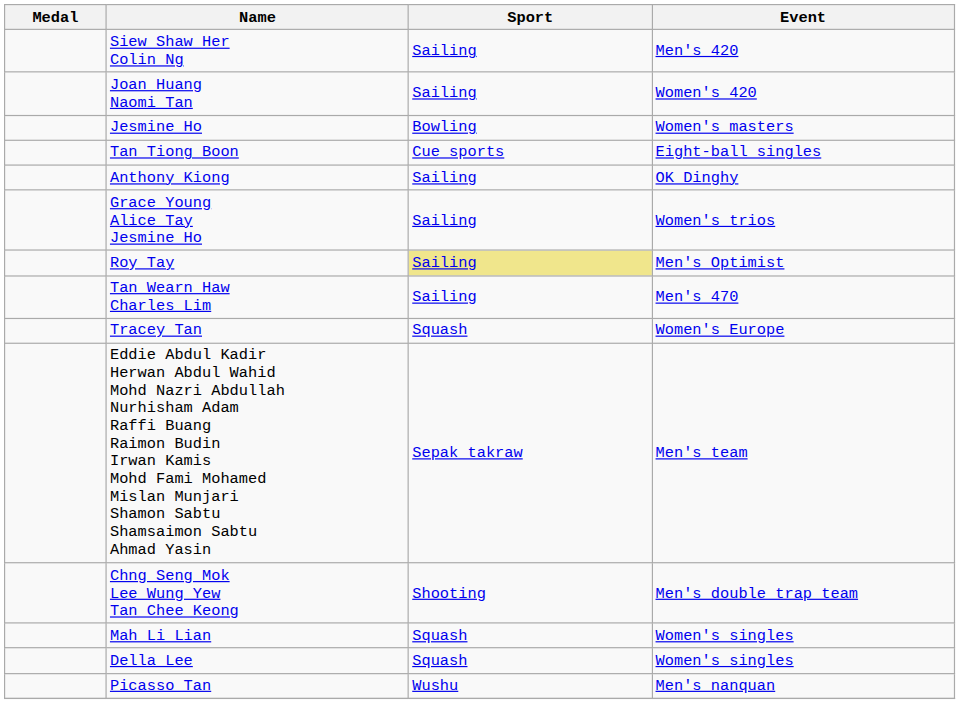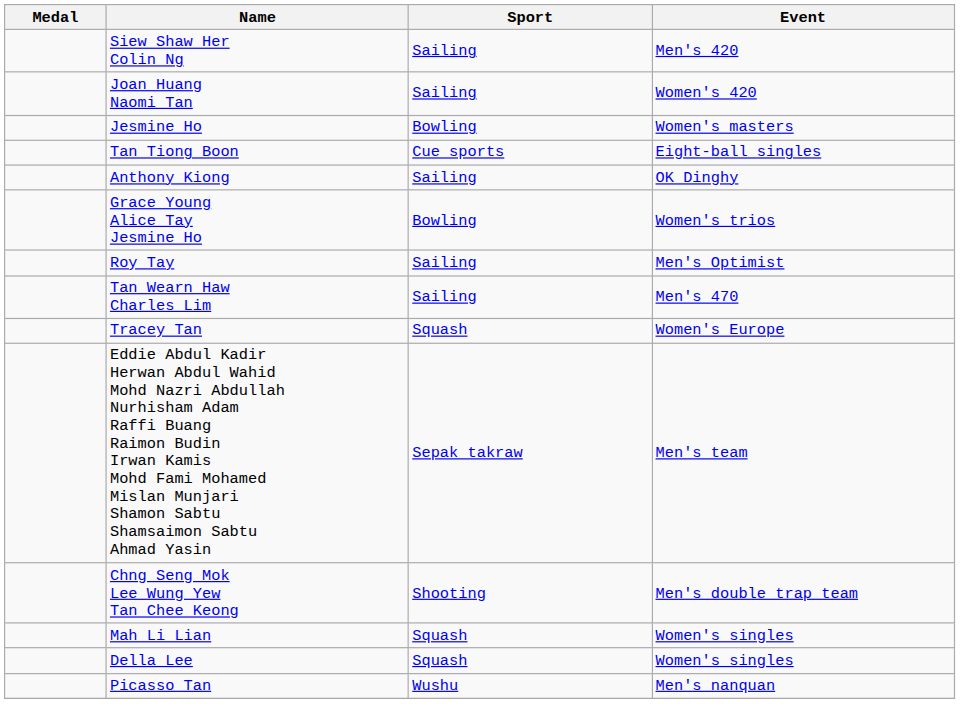(444, 220) Sailing -> (444, 220) Bowling
(444, 263) khaki background -> (444, 263) no background
